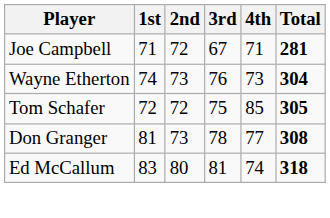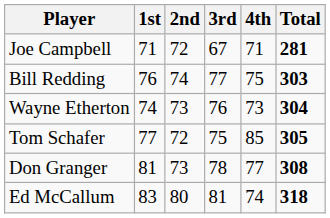+ row: (57, 78)
(148, 108) 72 -> (148, 138) 77
